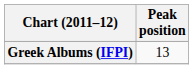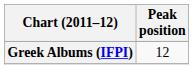(162, 52) 13 -> (162, 52) 12
